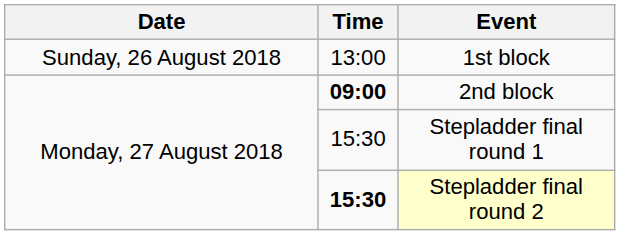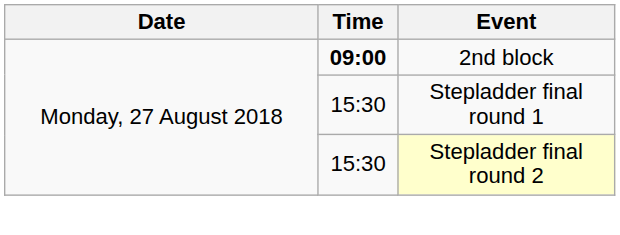- row: (506, 57)
(358, 199) bold -> (358, 164) normal
